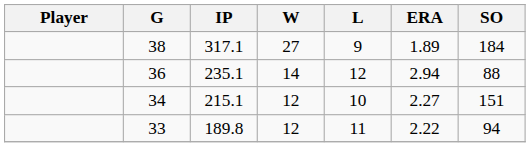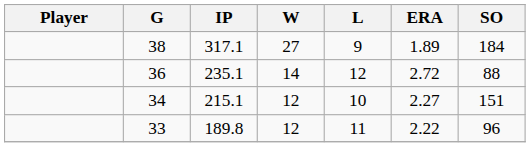(425, 73) 2.94 -> (425, 73) 2.72
(492, 127) 94 -> (492, 127) 96
